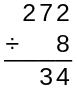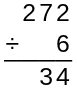(63, 44) 8 -> (63, 44) 6
